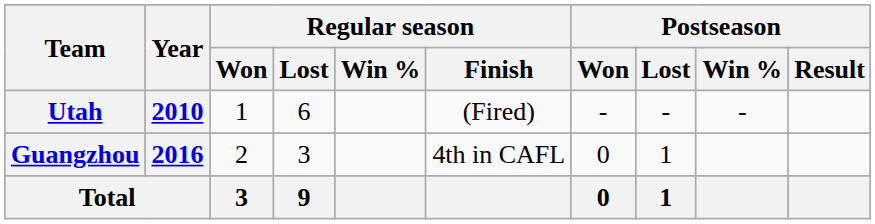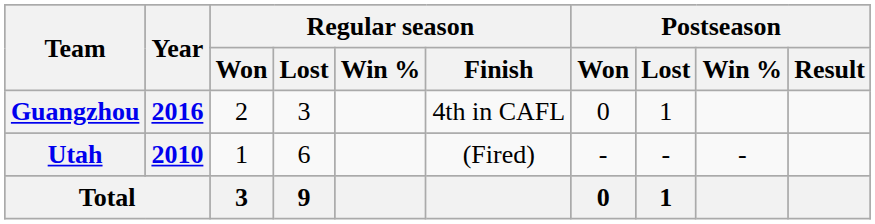rows swapped: (75, 111) <-> (75, 154)
